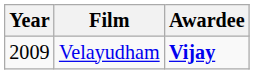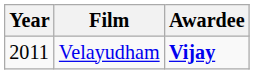(29, 52) 2009 -> (29, 52) 2011
